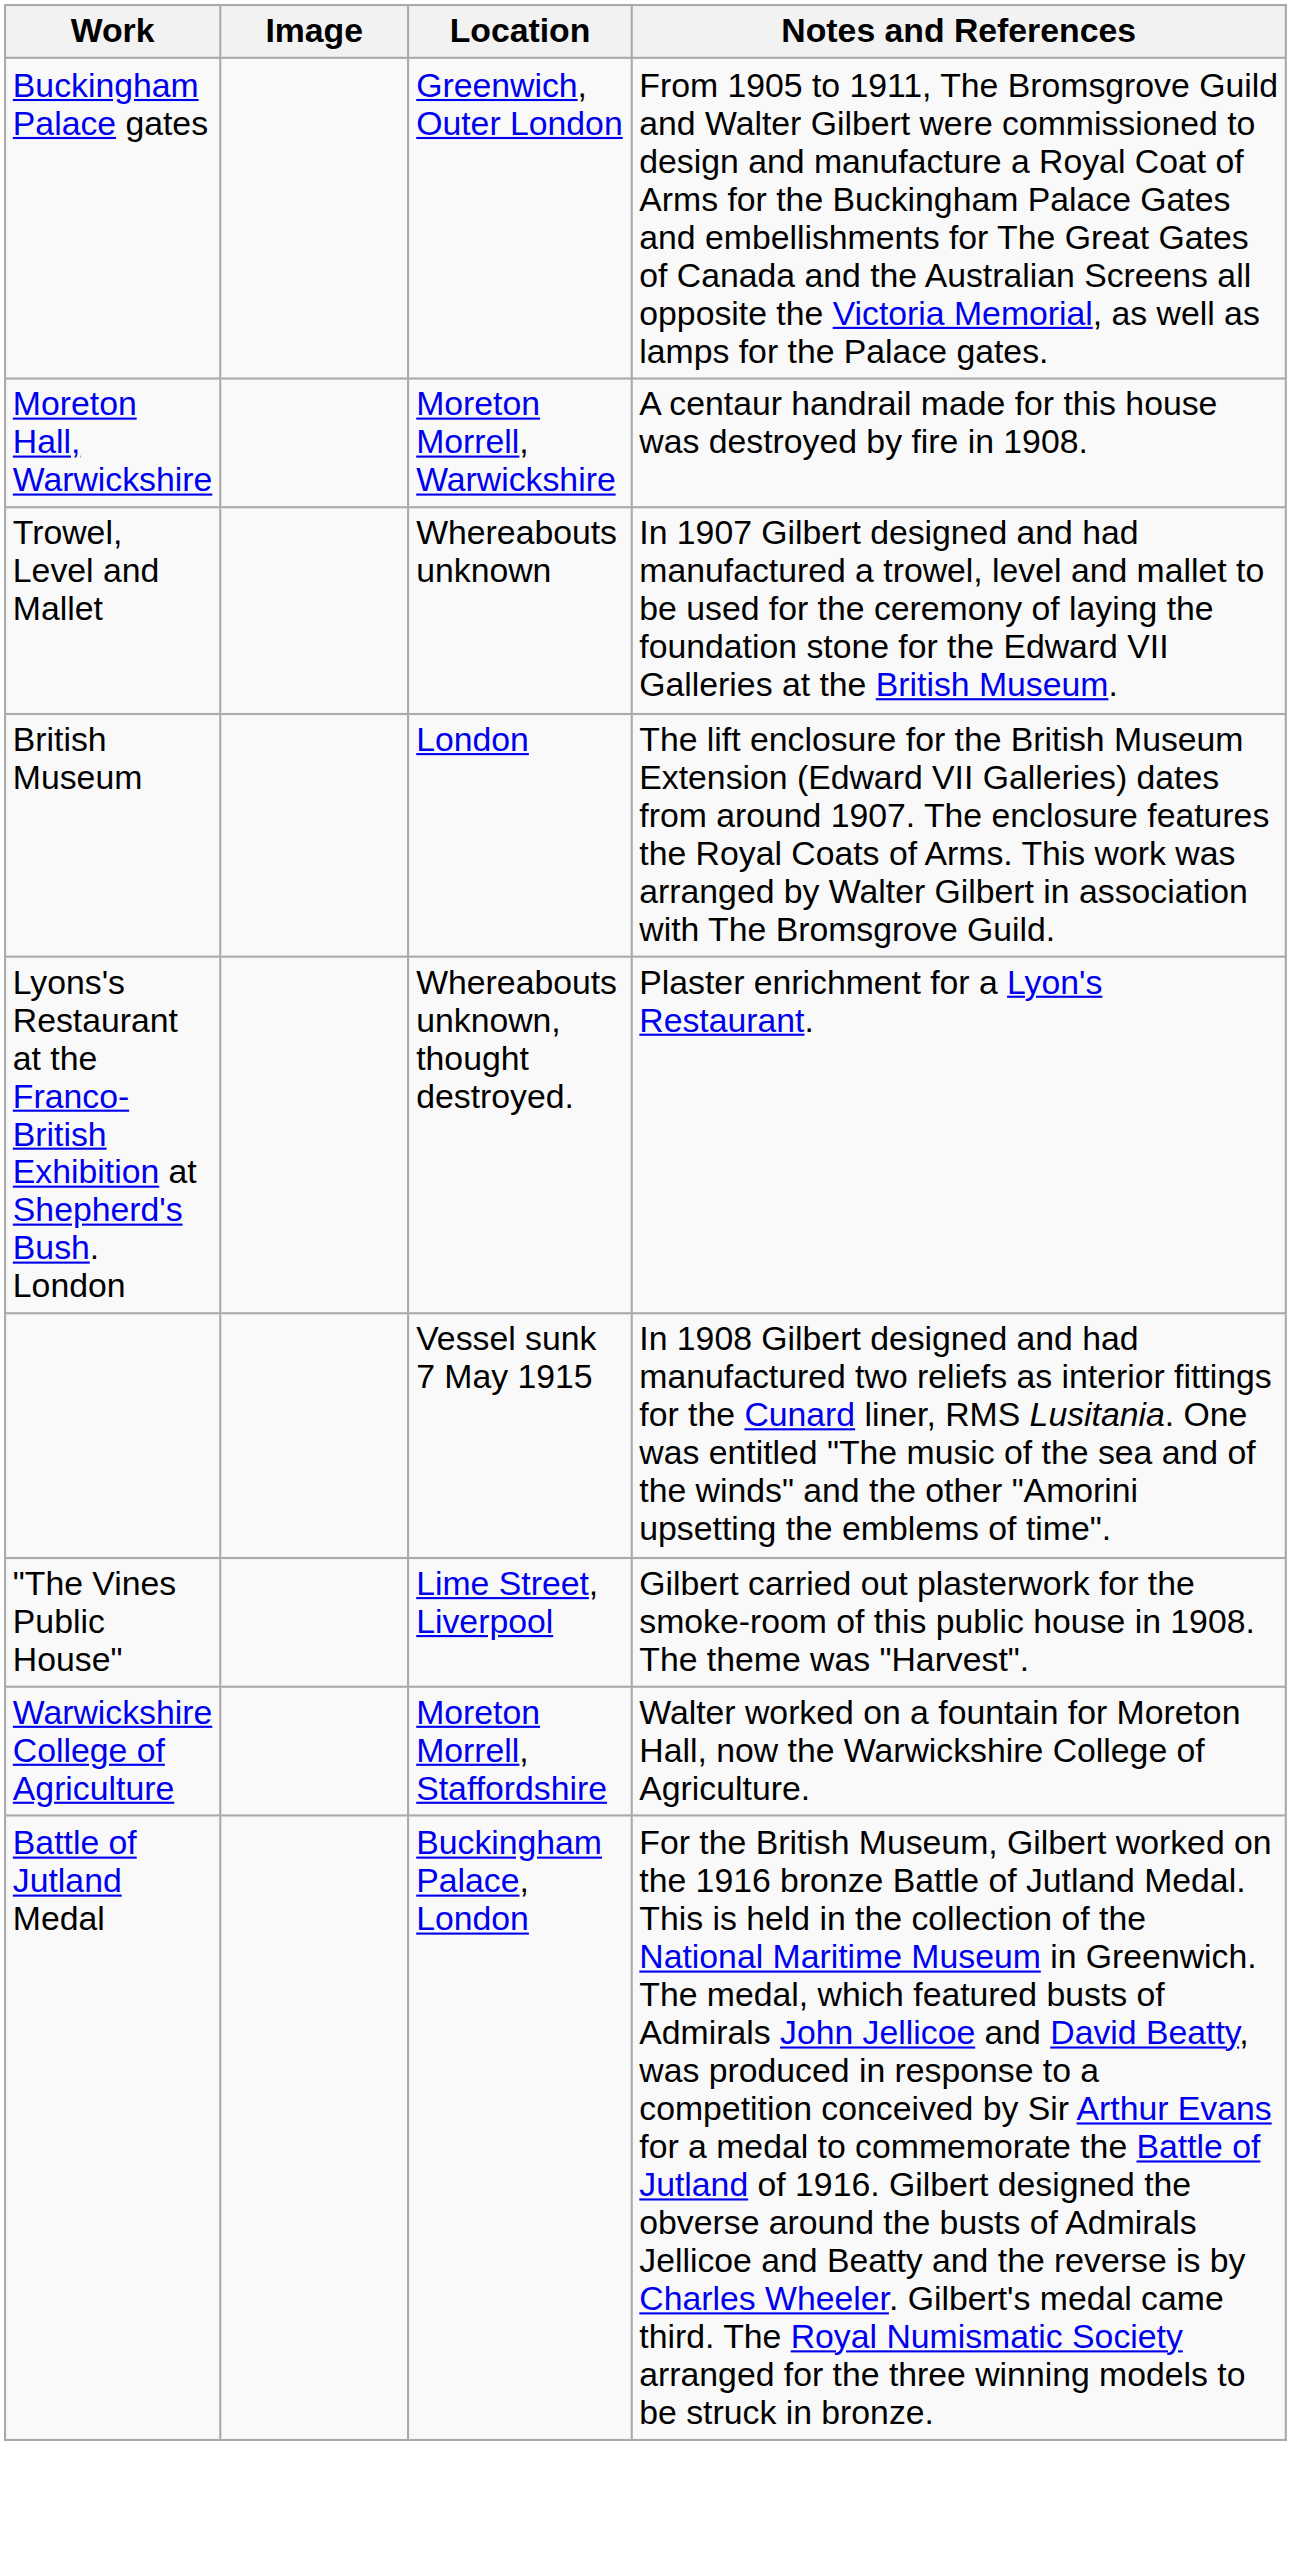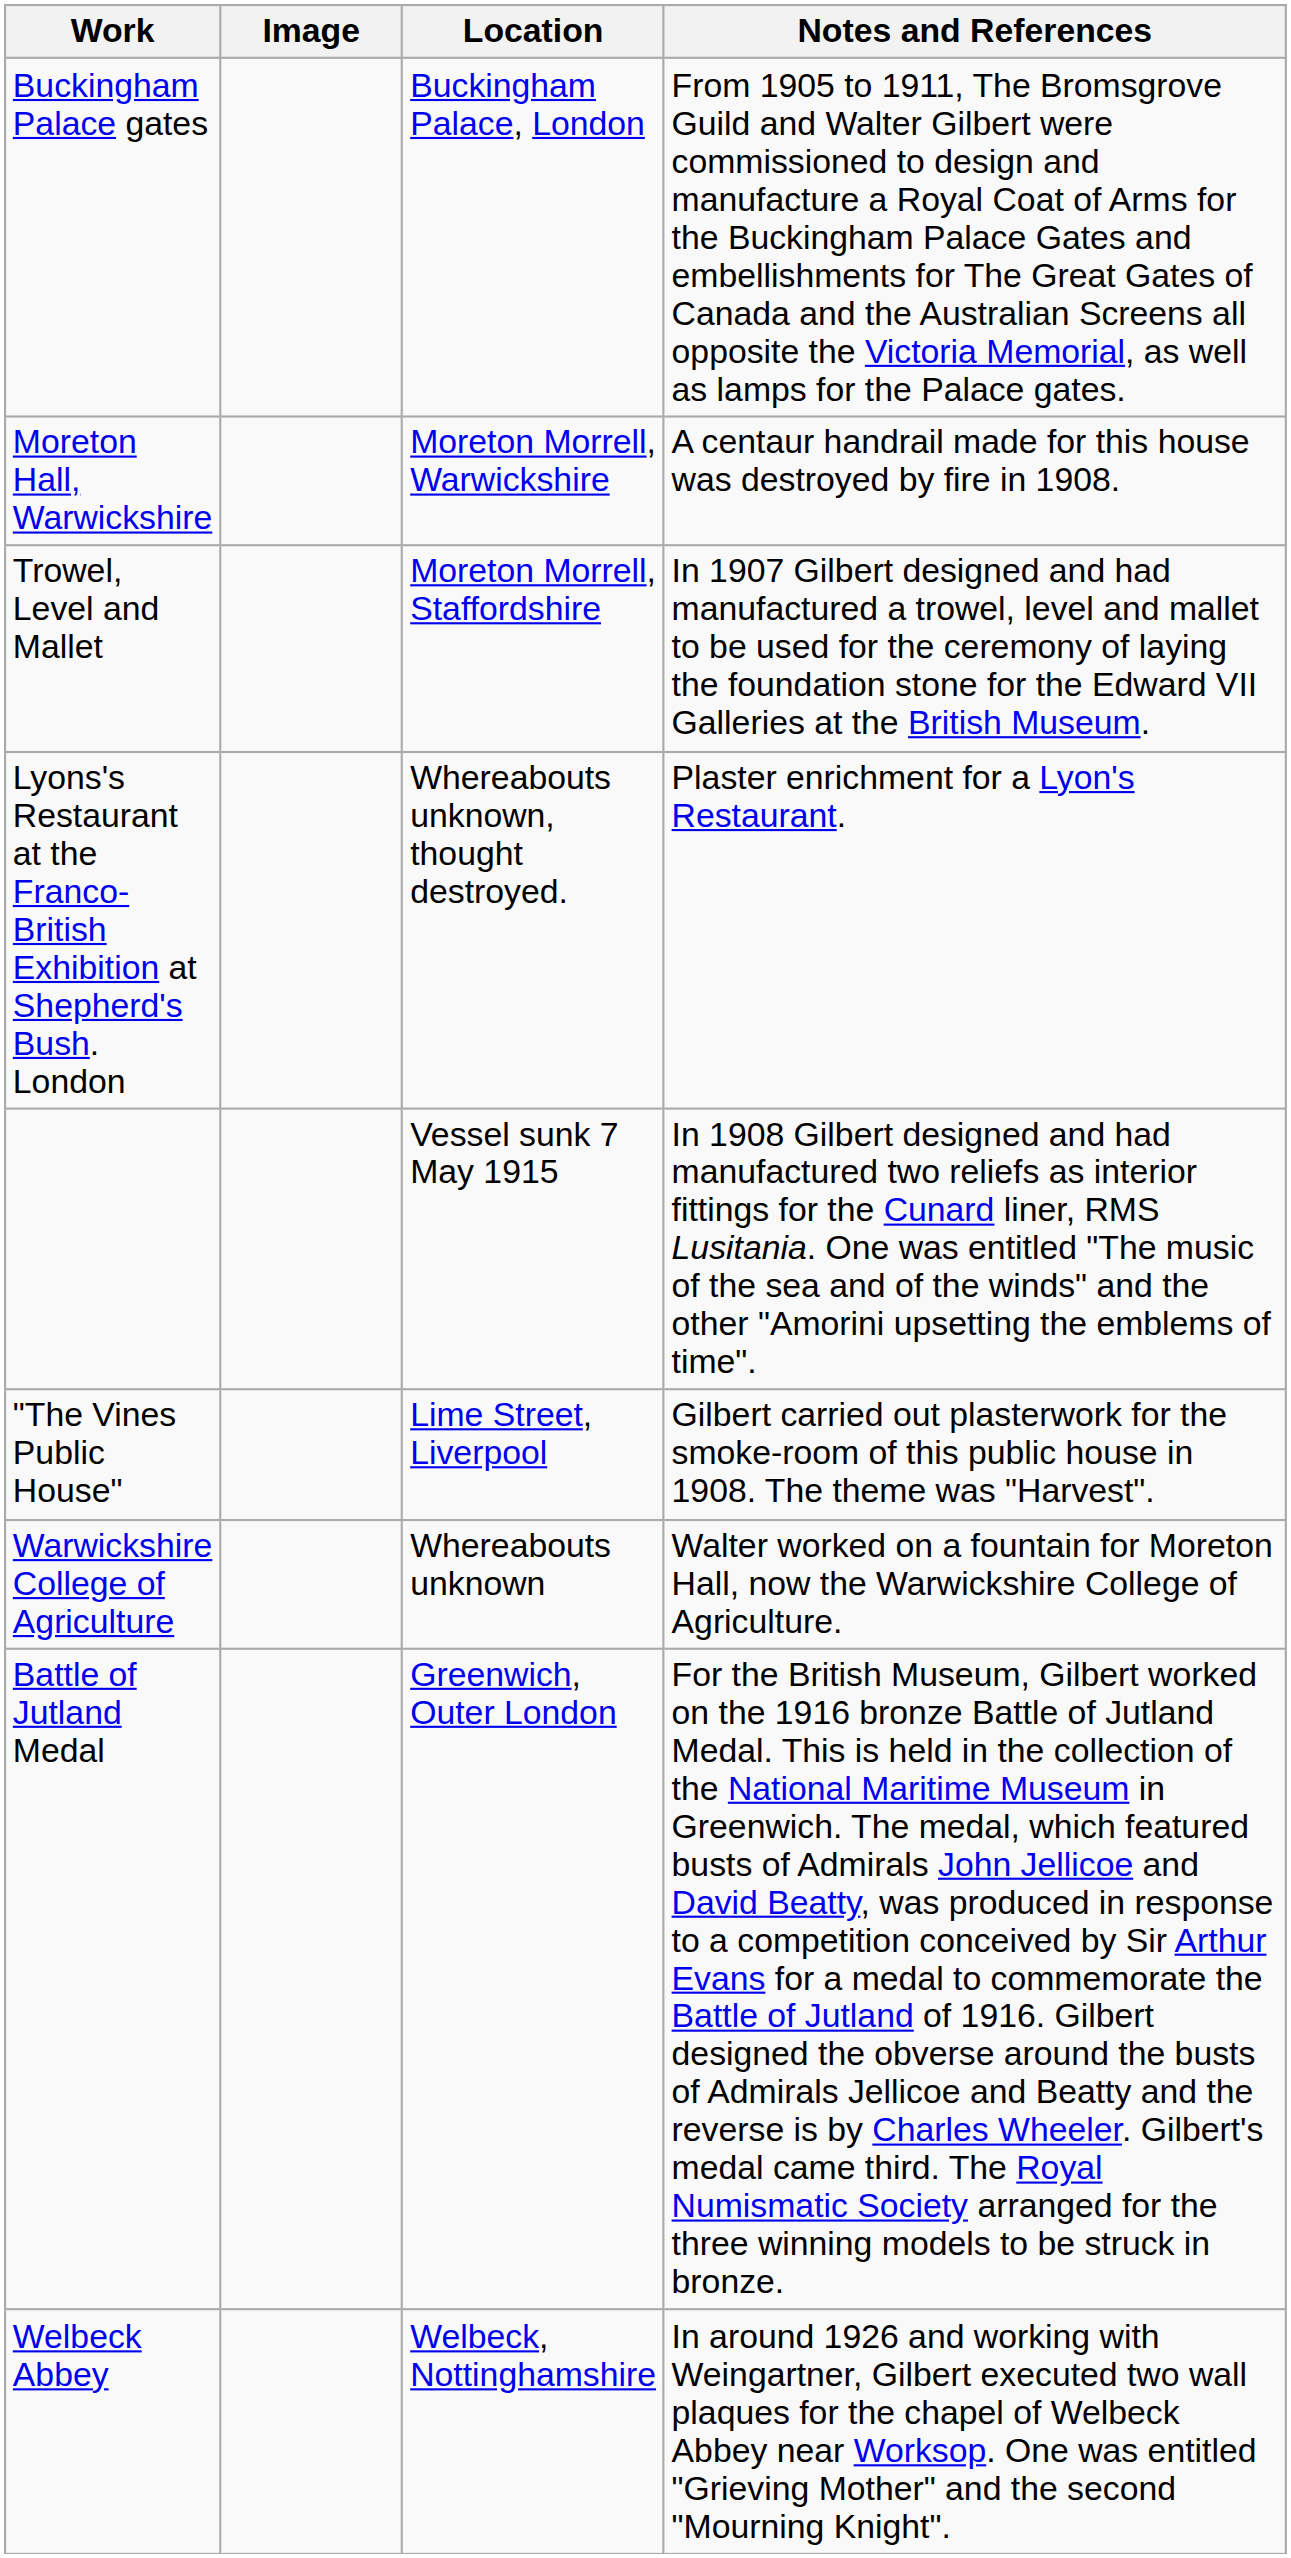(519, 103) Greenwich, Outer London -> (528, 103) Buckingham Palace, London
(517, 552) Whereabouts unknown -> (533, 590) Moreton Morrell, Staffordshire
- row: (78, 758)
(512, 1750) Moreton Morrell, Staffordshire -> (511, 1564) Whereabouts unknown
(509, 1880) Buckingham Palace, London -> (513, 1693) Greenwich, Outer London
+ row: (77, 2355)
